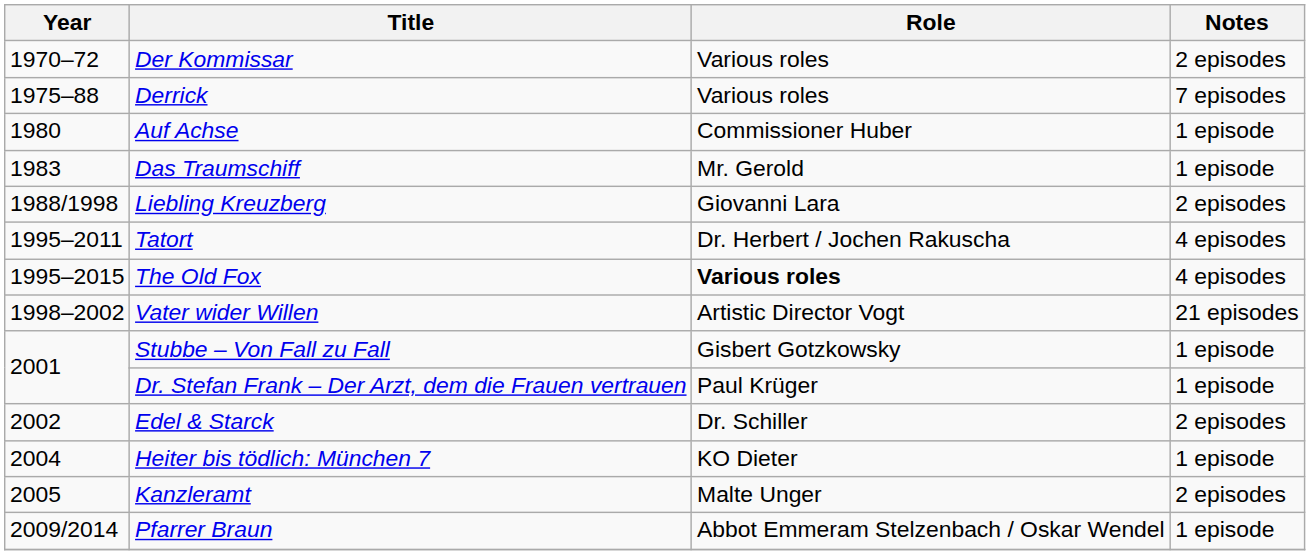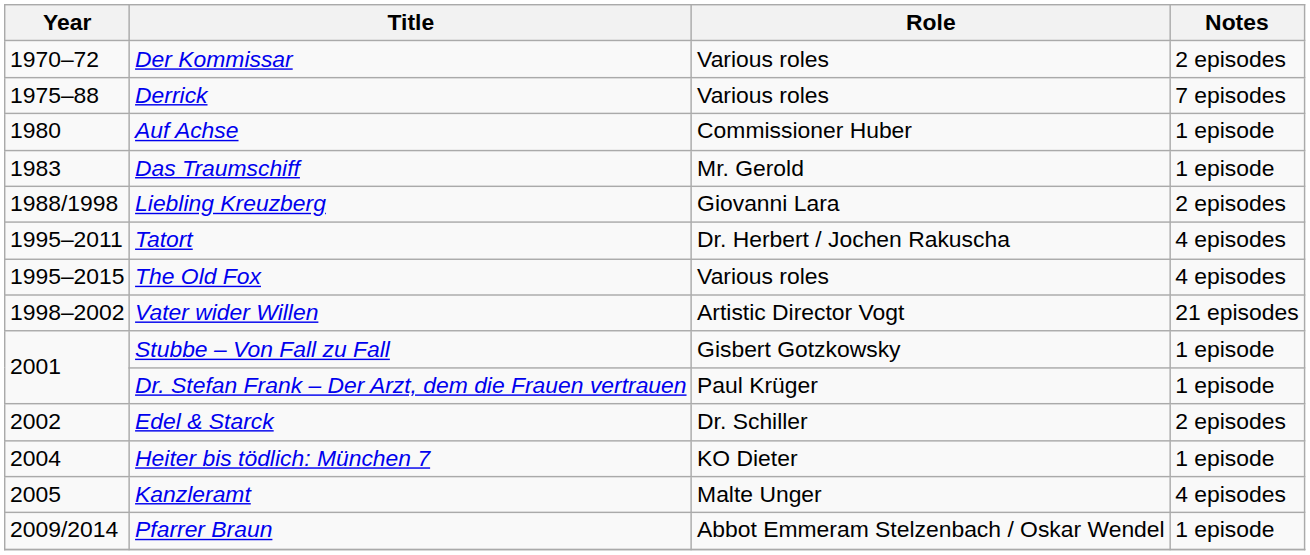(769, 276) bold -> (763, 276) normal
(1231, 494) 2 episodes -> (1231, 494) 4 episodes
